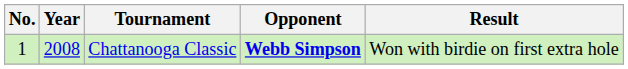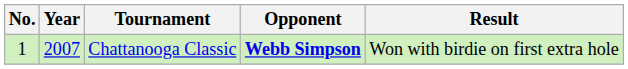(62, 49) 2008 -> (62, 49) 2007
